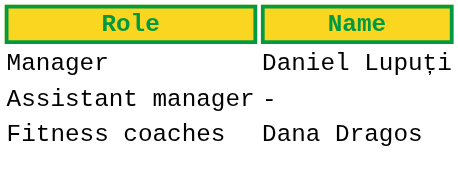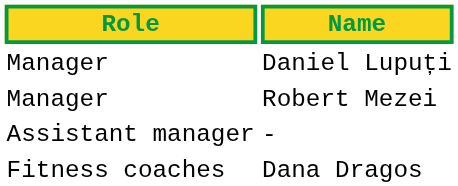+ row: (350, 99)
